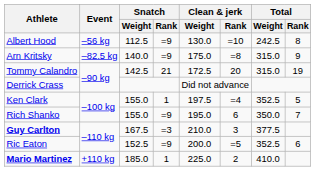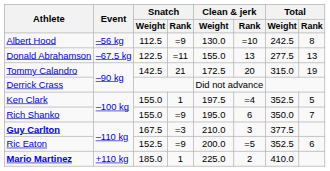+ row: (49, 56)
- row: (29, 56)
